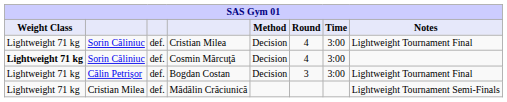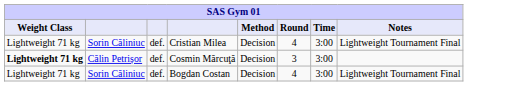(116, 58) Sorin Căliniuc -> (115, 58) Călin Petrișor
(306, 58) 4 -> (294, 58) 3
(115, 74) Călin Petrișor -> (116, 74) Sorin Căliniuc
(306, 74) 3 -> (294, 74) 4
- row: (208, 89)
